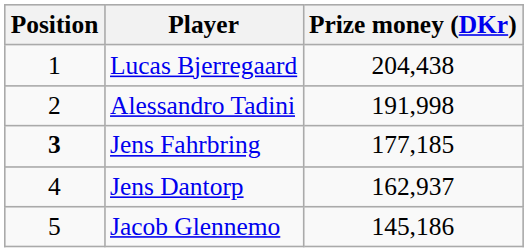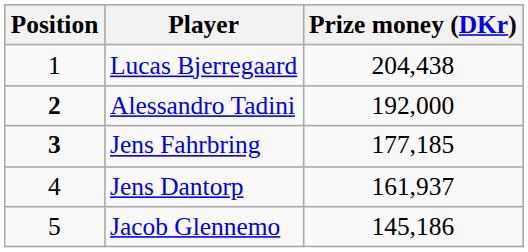(54, 105) normal -> (54, 105) bold
(413, 105) 191,998 -> (413, 105) 192,000
(413, 186) 162,937 -> (413, 186) 161,937
